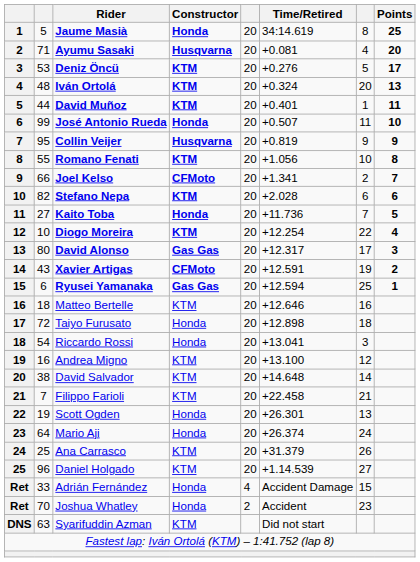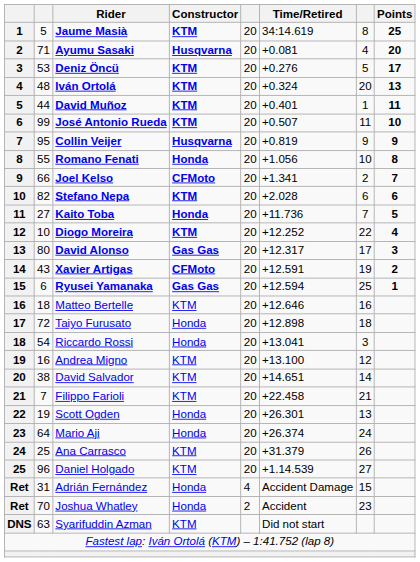(190, 31) Honda -> (185, 31) KTM
(190, 122) Honda -> (185, 122) KTM
(185, 159) KTM -> (190, 159) Honda
(283, 232) +12.254 -> (283, 232) +12.252
(283, 378) +14.648 -> (283, 378) +14.651
(43, 487) 33 -> (43, 487) 31
